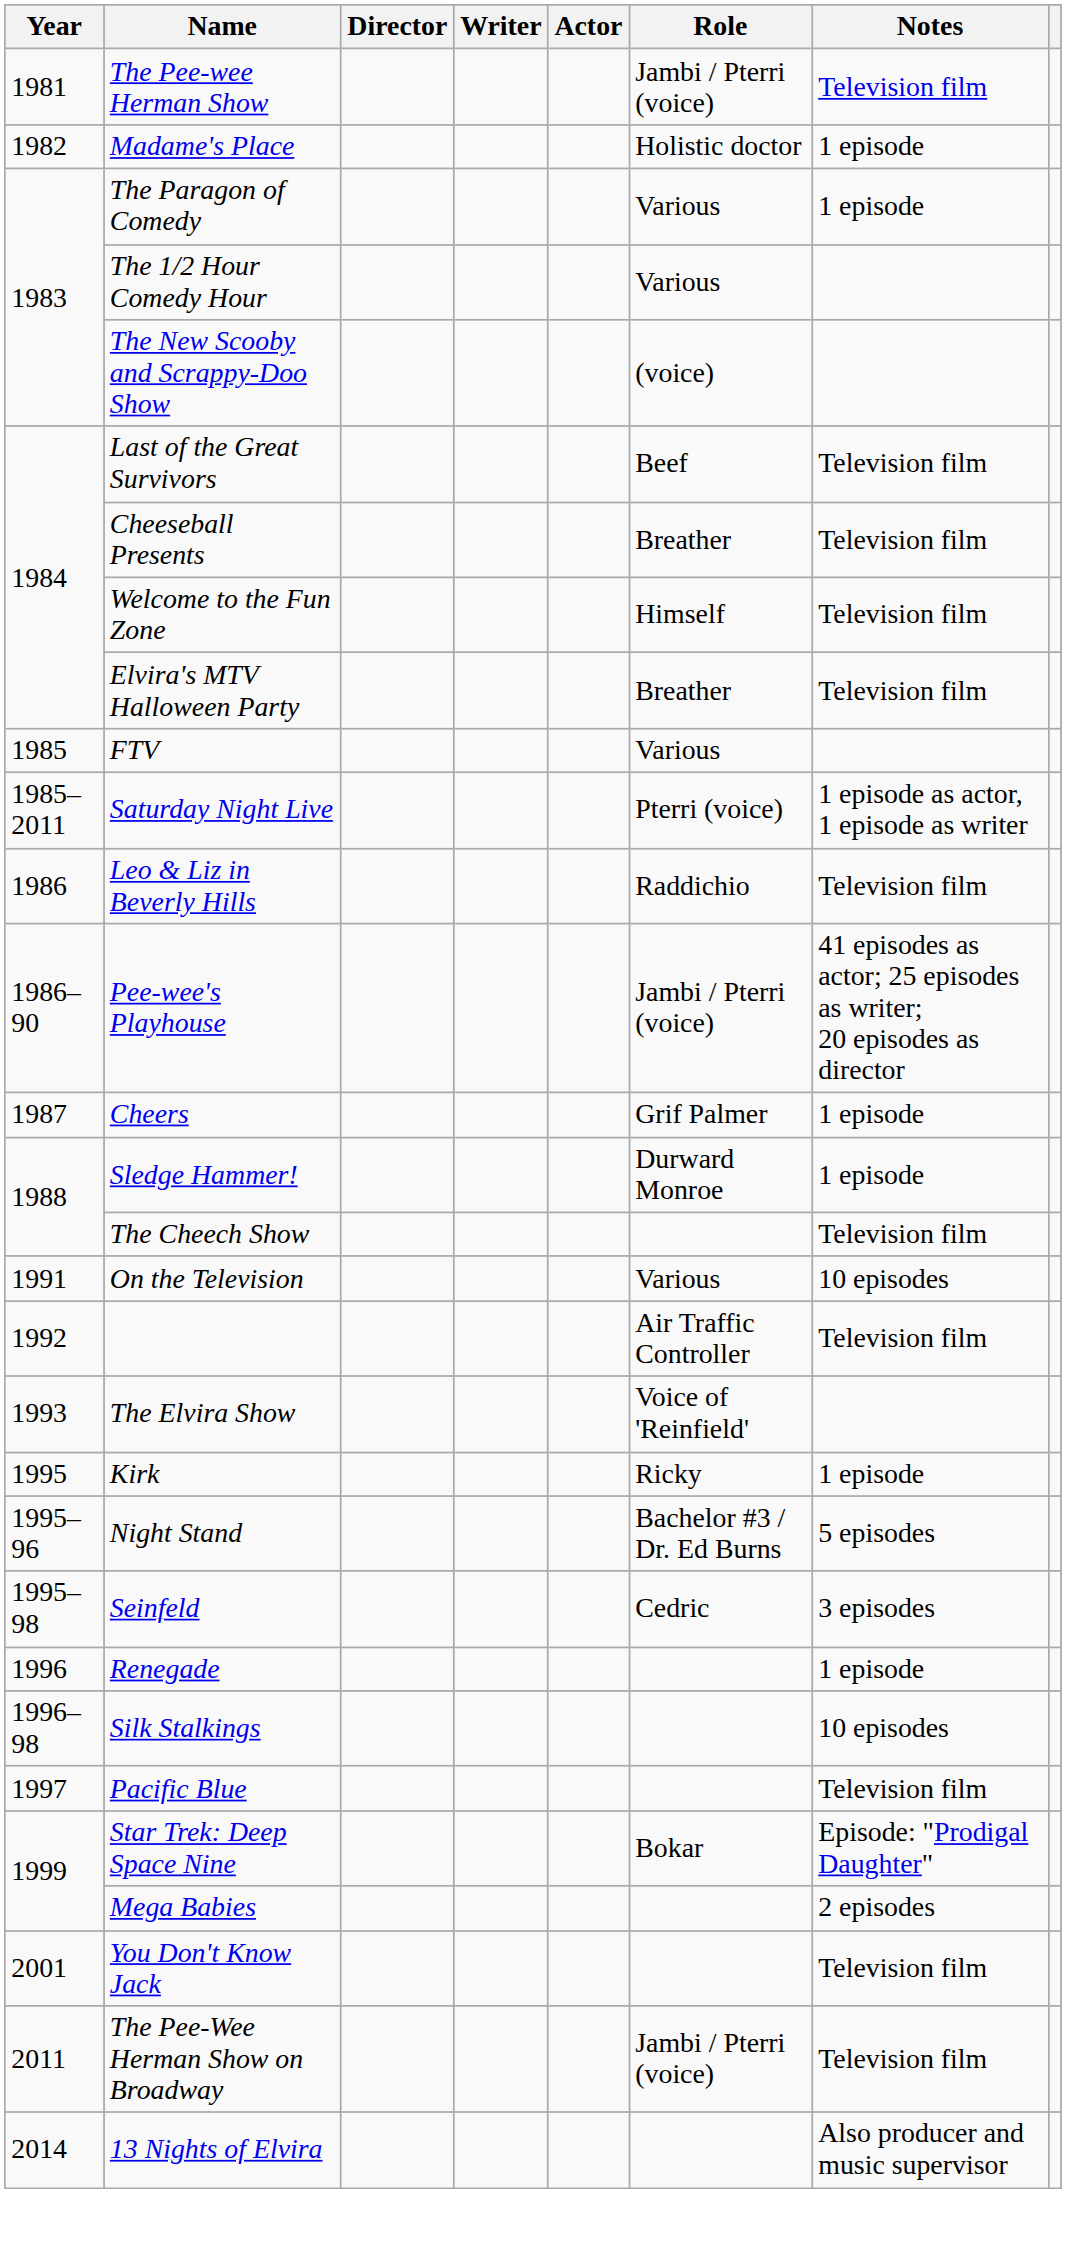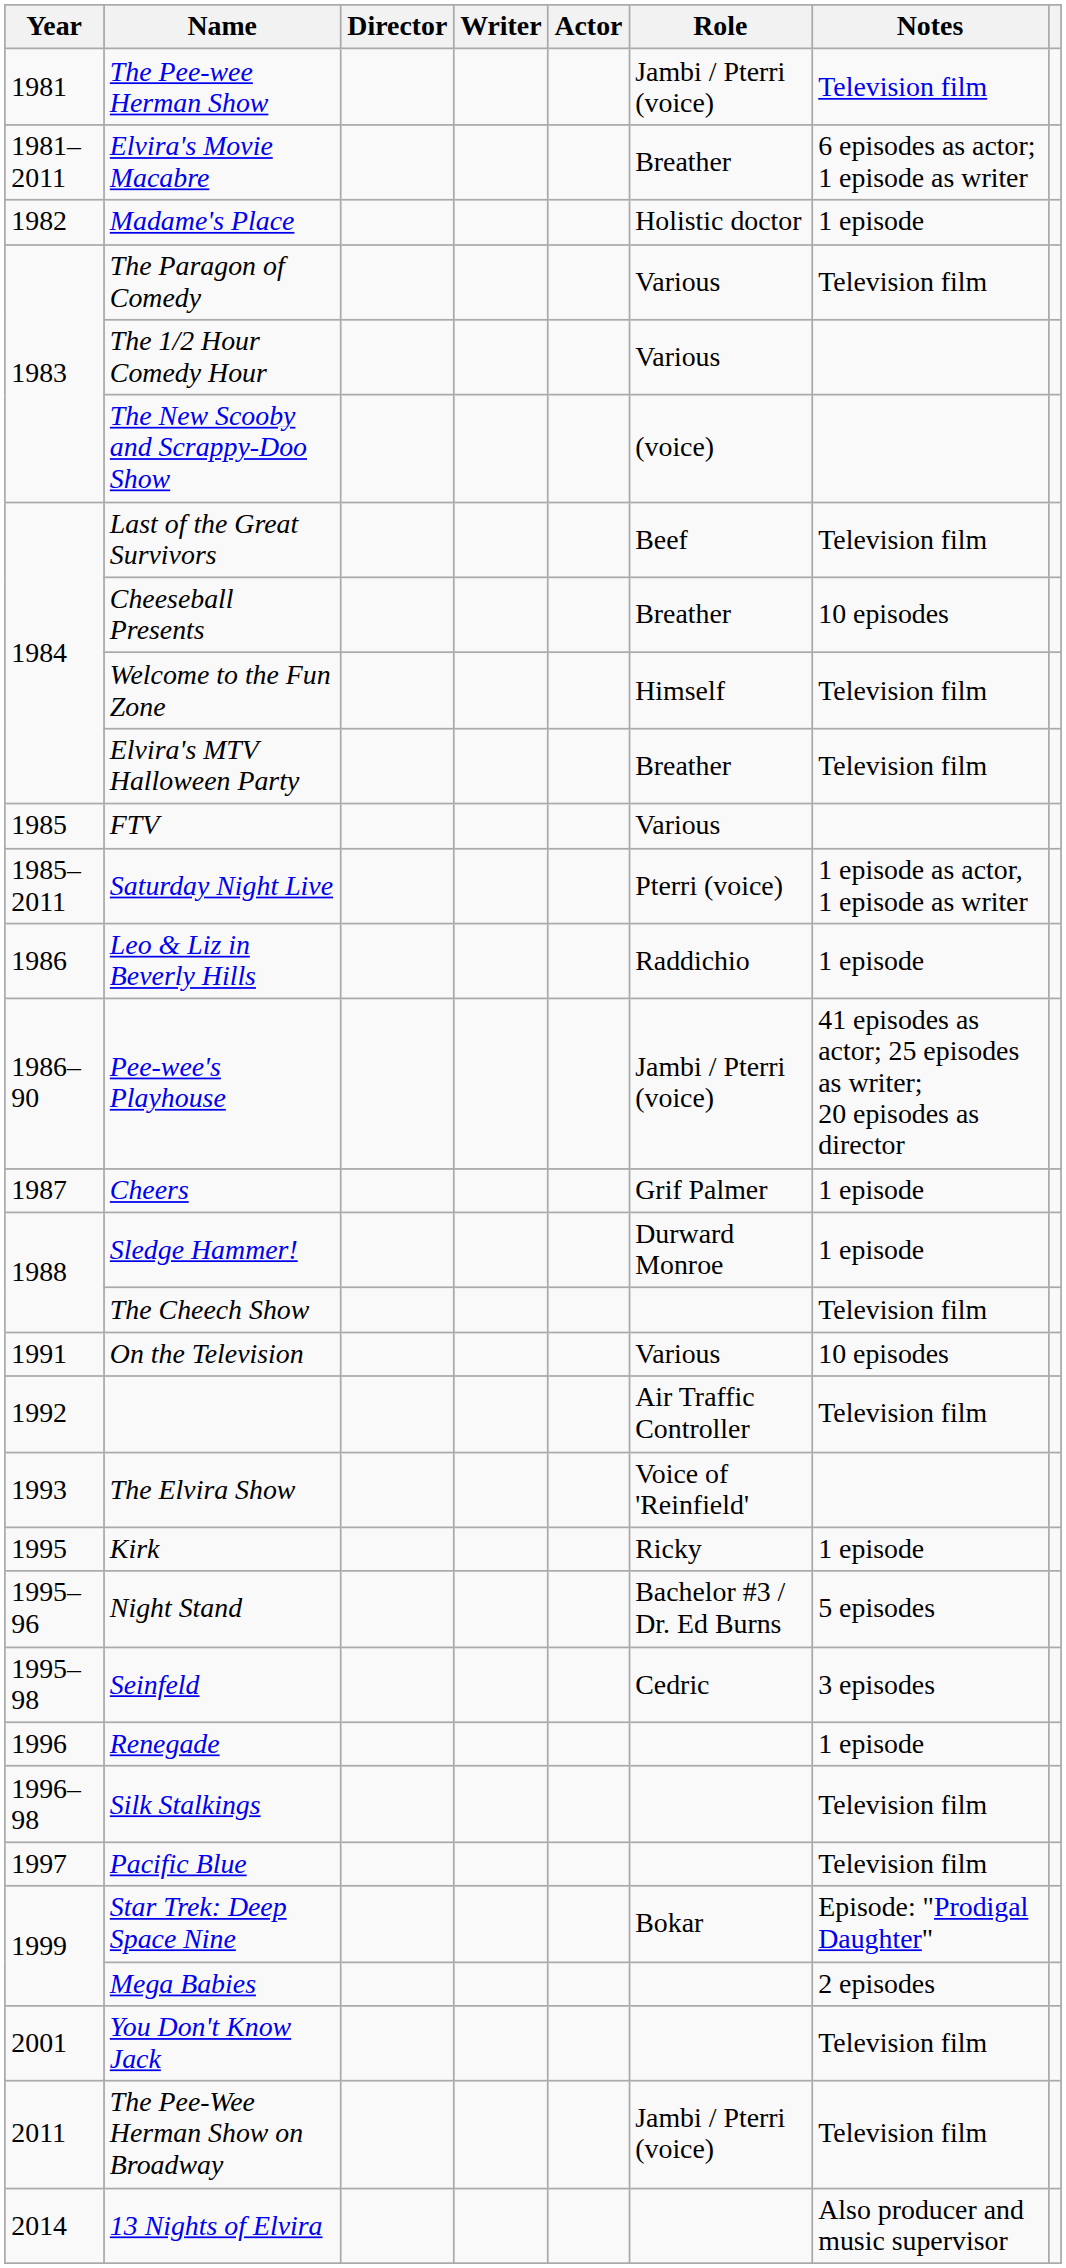+ row: (46, 161)
(871, 206) 1 episode -> (903, 281) Television film
(903, 539) Television film -> (884, 614) 10 episodes
(903, 885) Television film -> (871, 960) 1 episode
(884, 1728) 10 episodes -> (903, 1803) Television film
